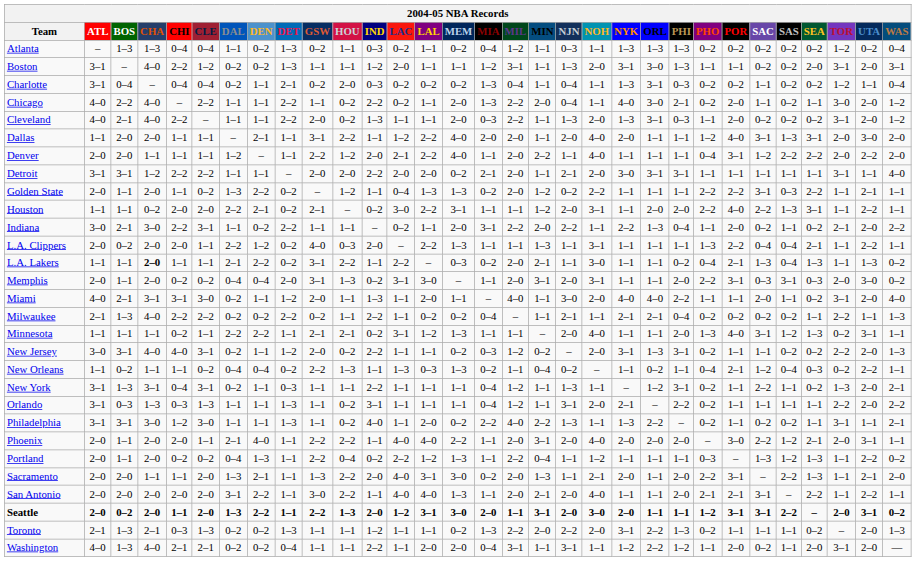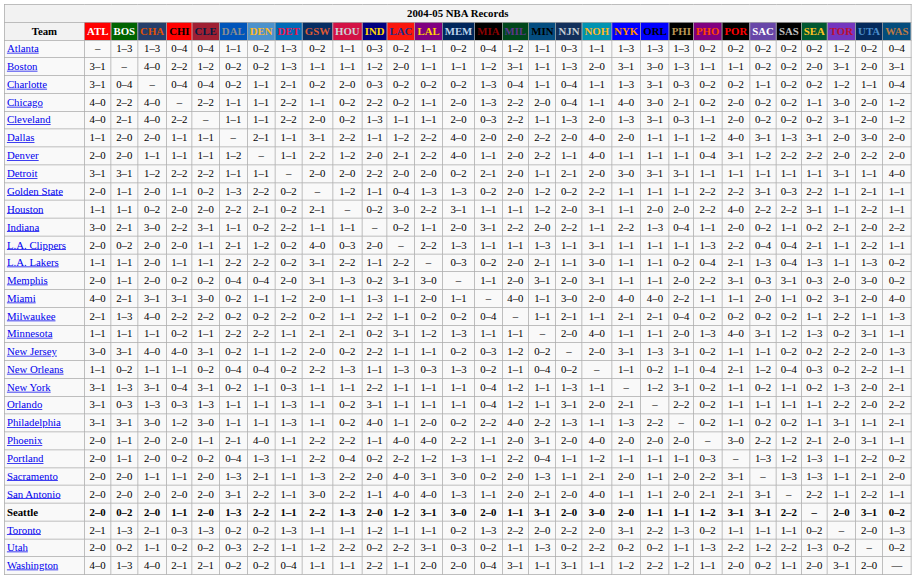(763, 102) 1–1 -> (763, 102) 0–2
(542, 138) 1–1 -> (542, 138) 2–2
(789, 209) 1–3 -> (789, 209) 2–2
(233, 245) 2–2 -> (233, 245) 2–1
(152, 263) bold -> (152, 263) normal
(233, 263) 2–1 -> (233, 263) 2–2
(763, 387) 2–2 -> (763, 387) 0–2
(789, 476) 2–2 -> (789, 476) 1–3
+ row: (17, 548)
